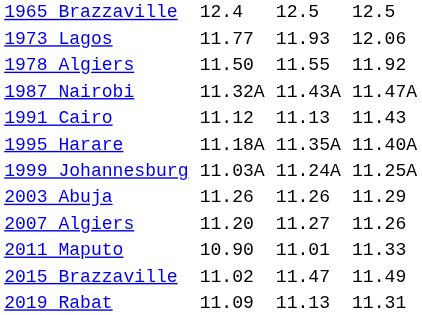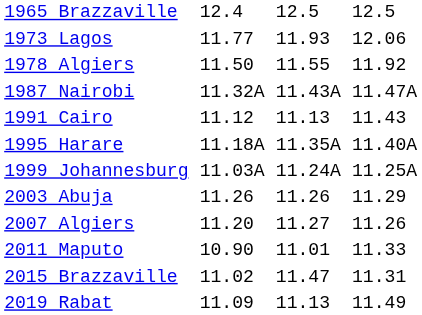(379, 277) 11.49 -> (379, 277) 11.31
(379, 303) 11.31 -> (379, 303) 11.49
